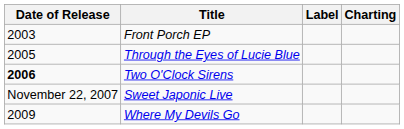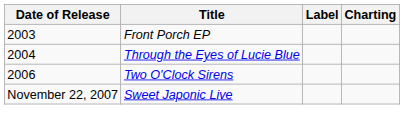(21, 55) 2005 -> (21, 55) 2004
(21, 75) bold -> (21, 75) normal
- row: (182, 114)
